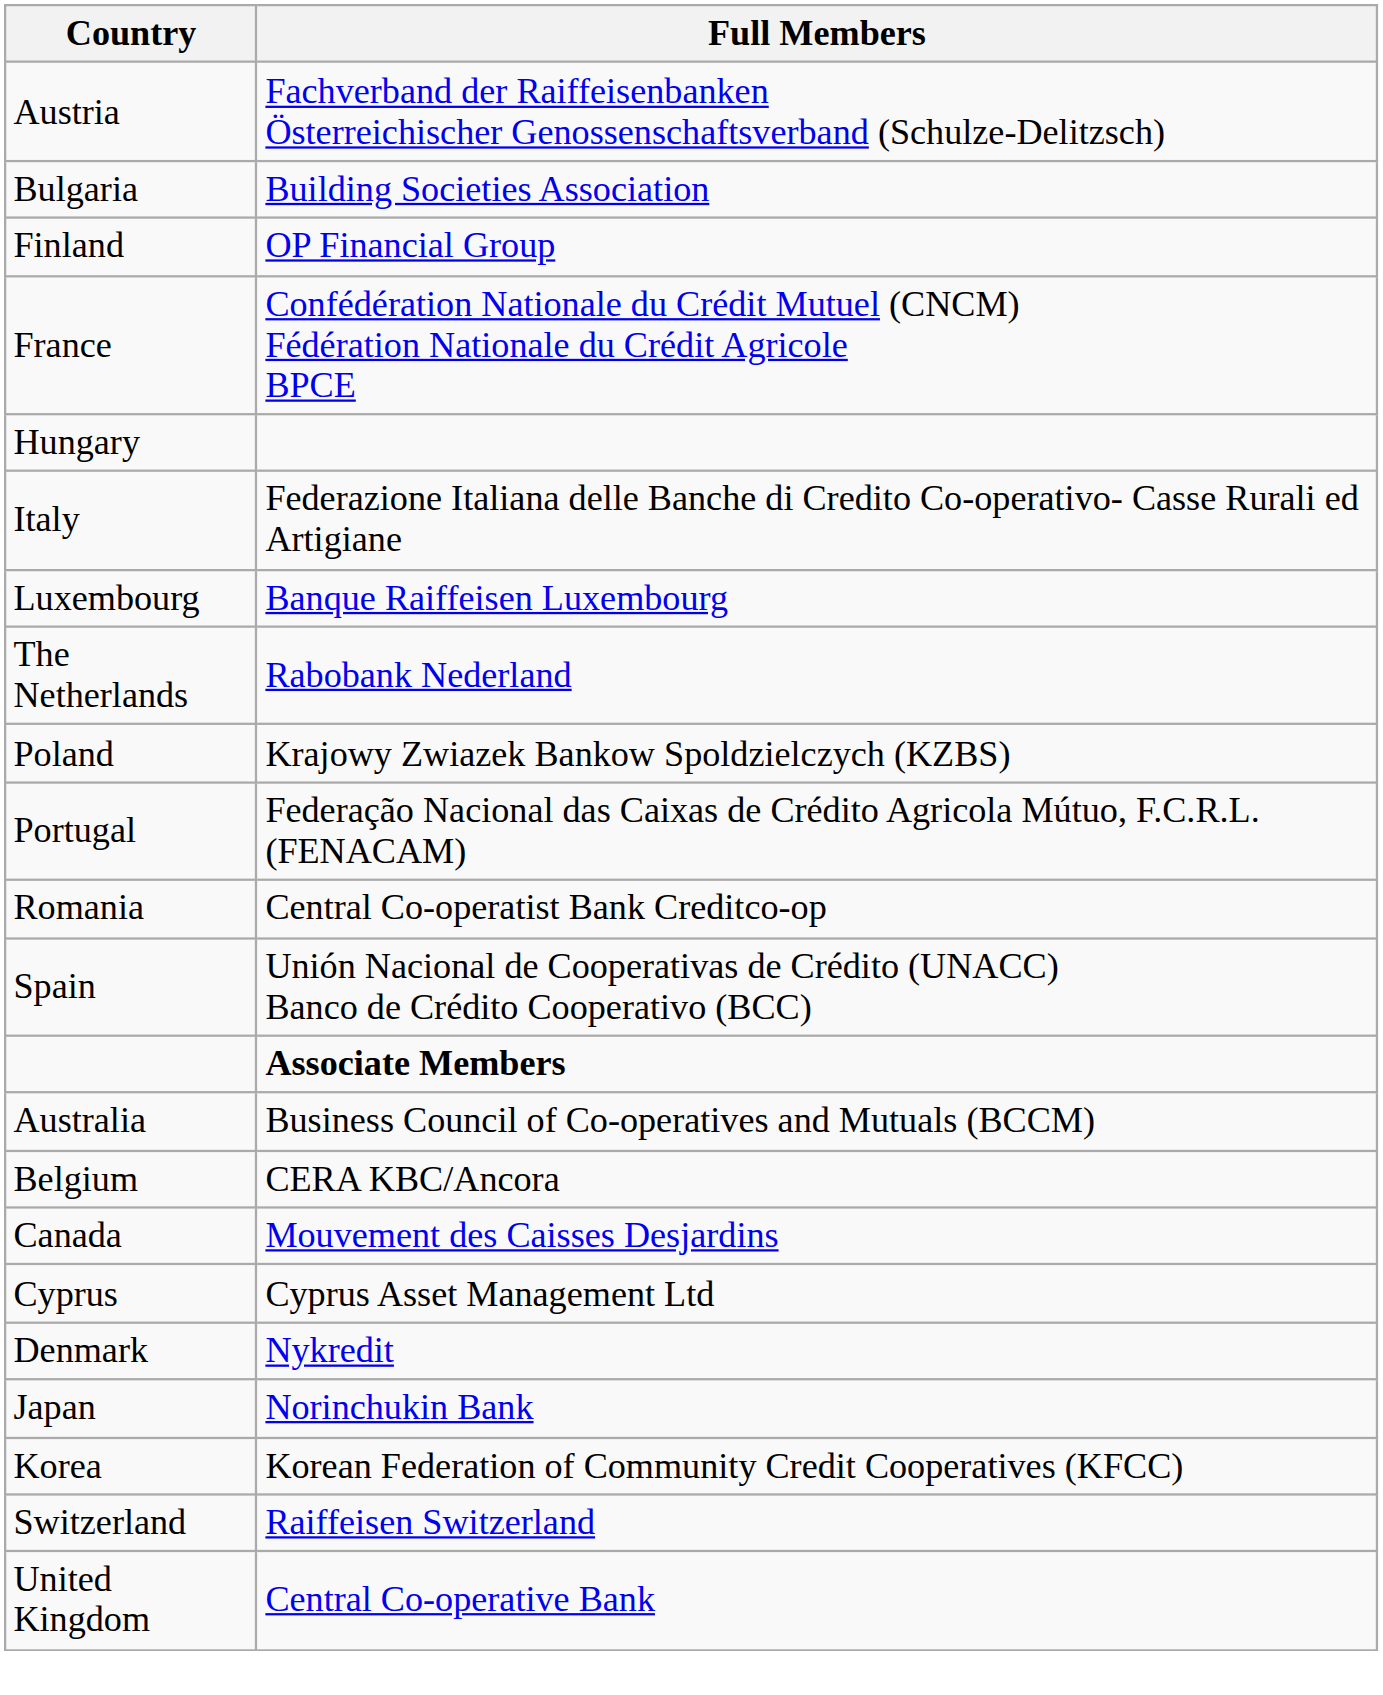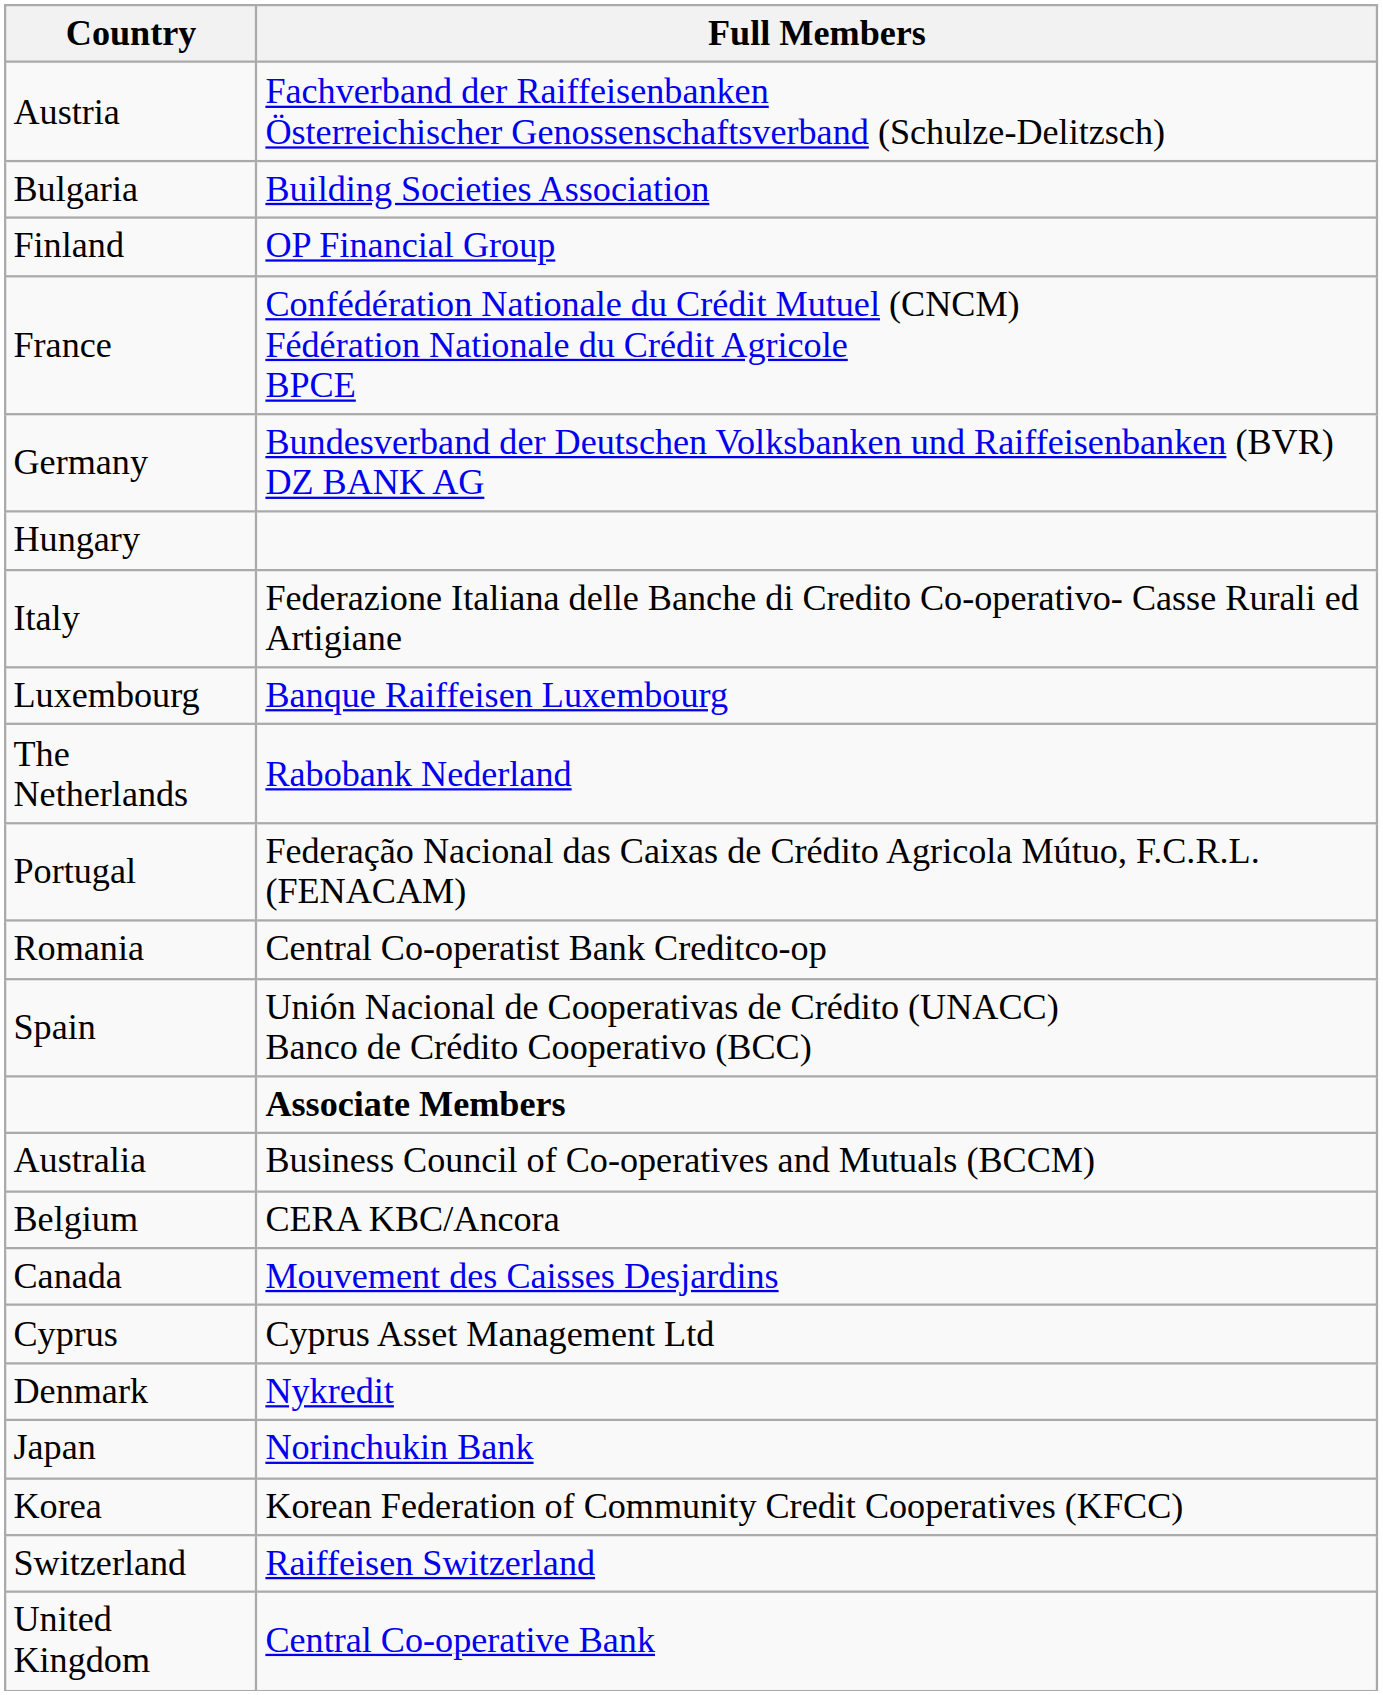+ row: (81, 462)
- row: (64, 752)
